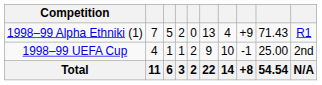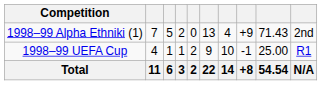(304, 32) R1 -> (304, 32) 2nd
(304, 51) 2nd -> (304, 51) R1
